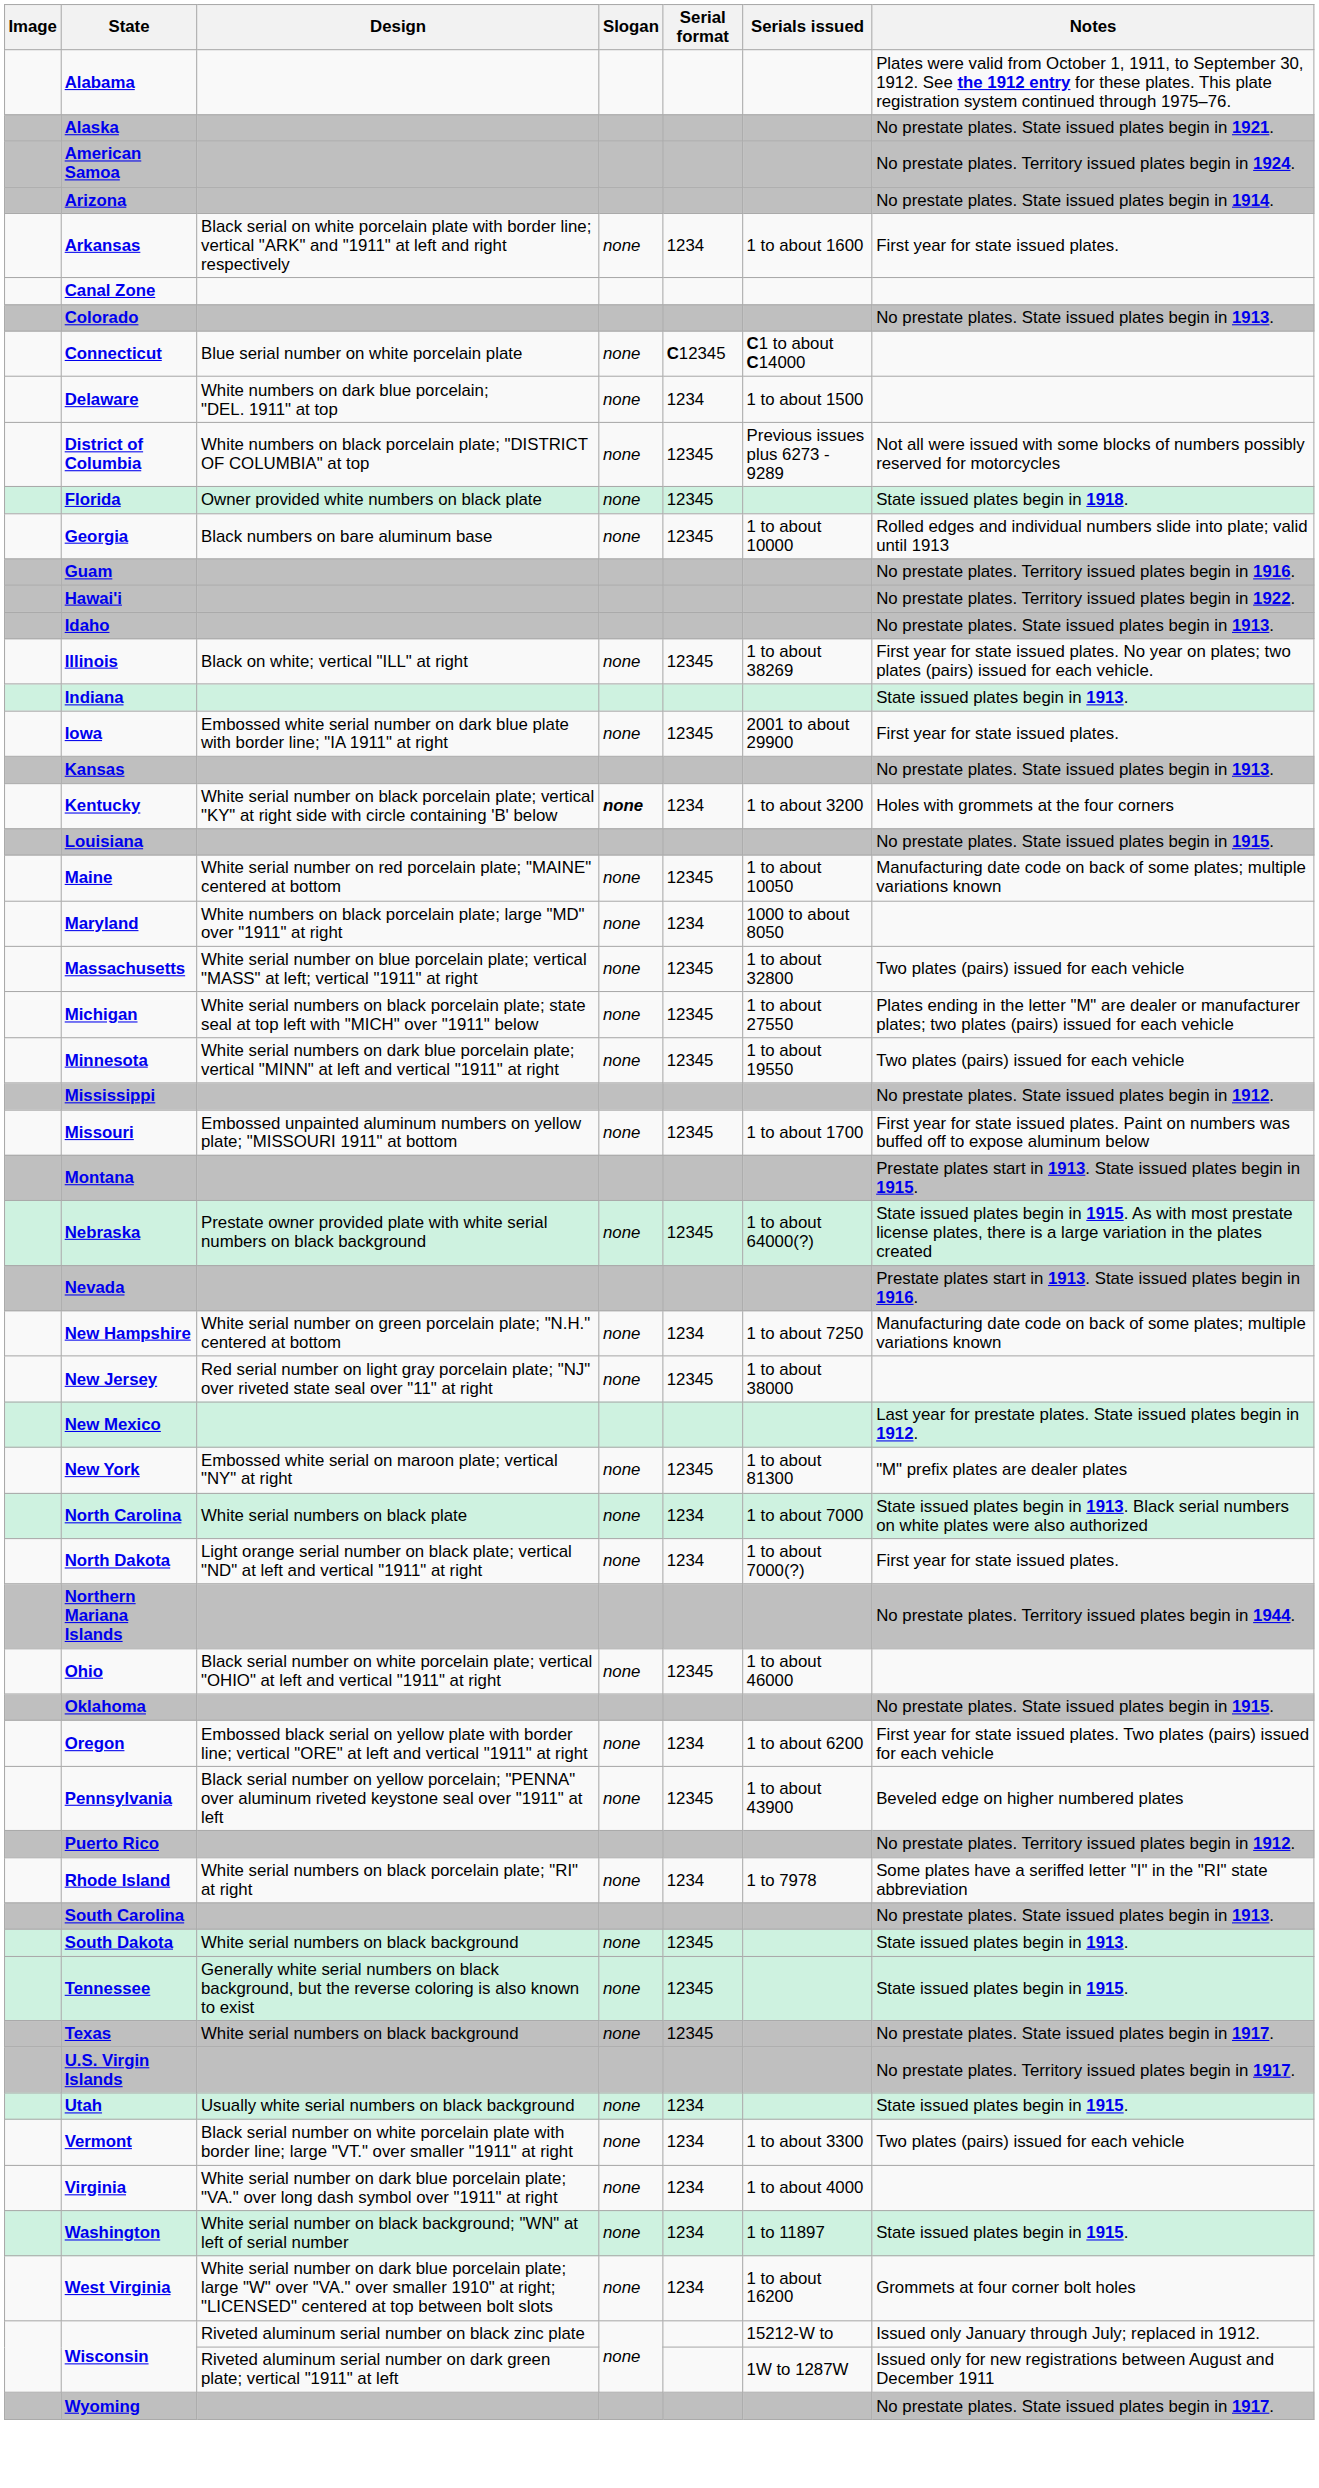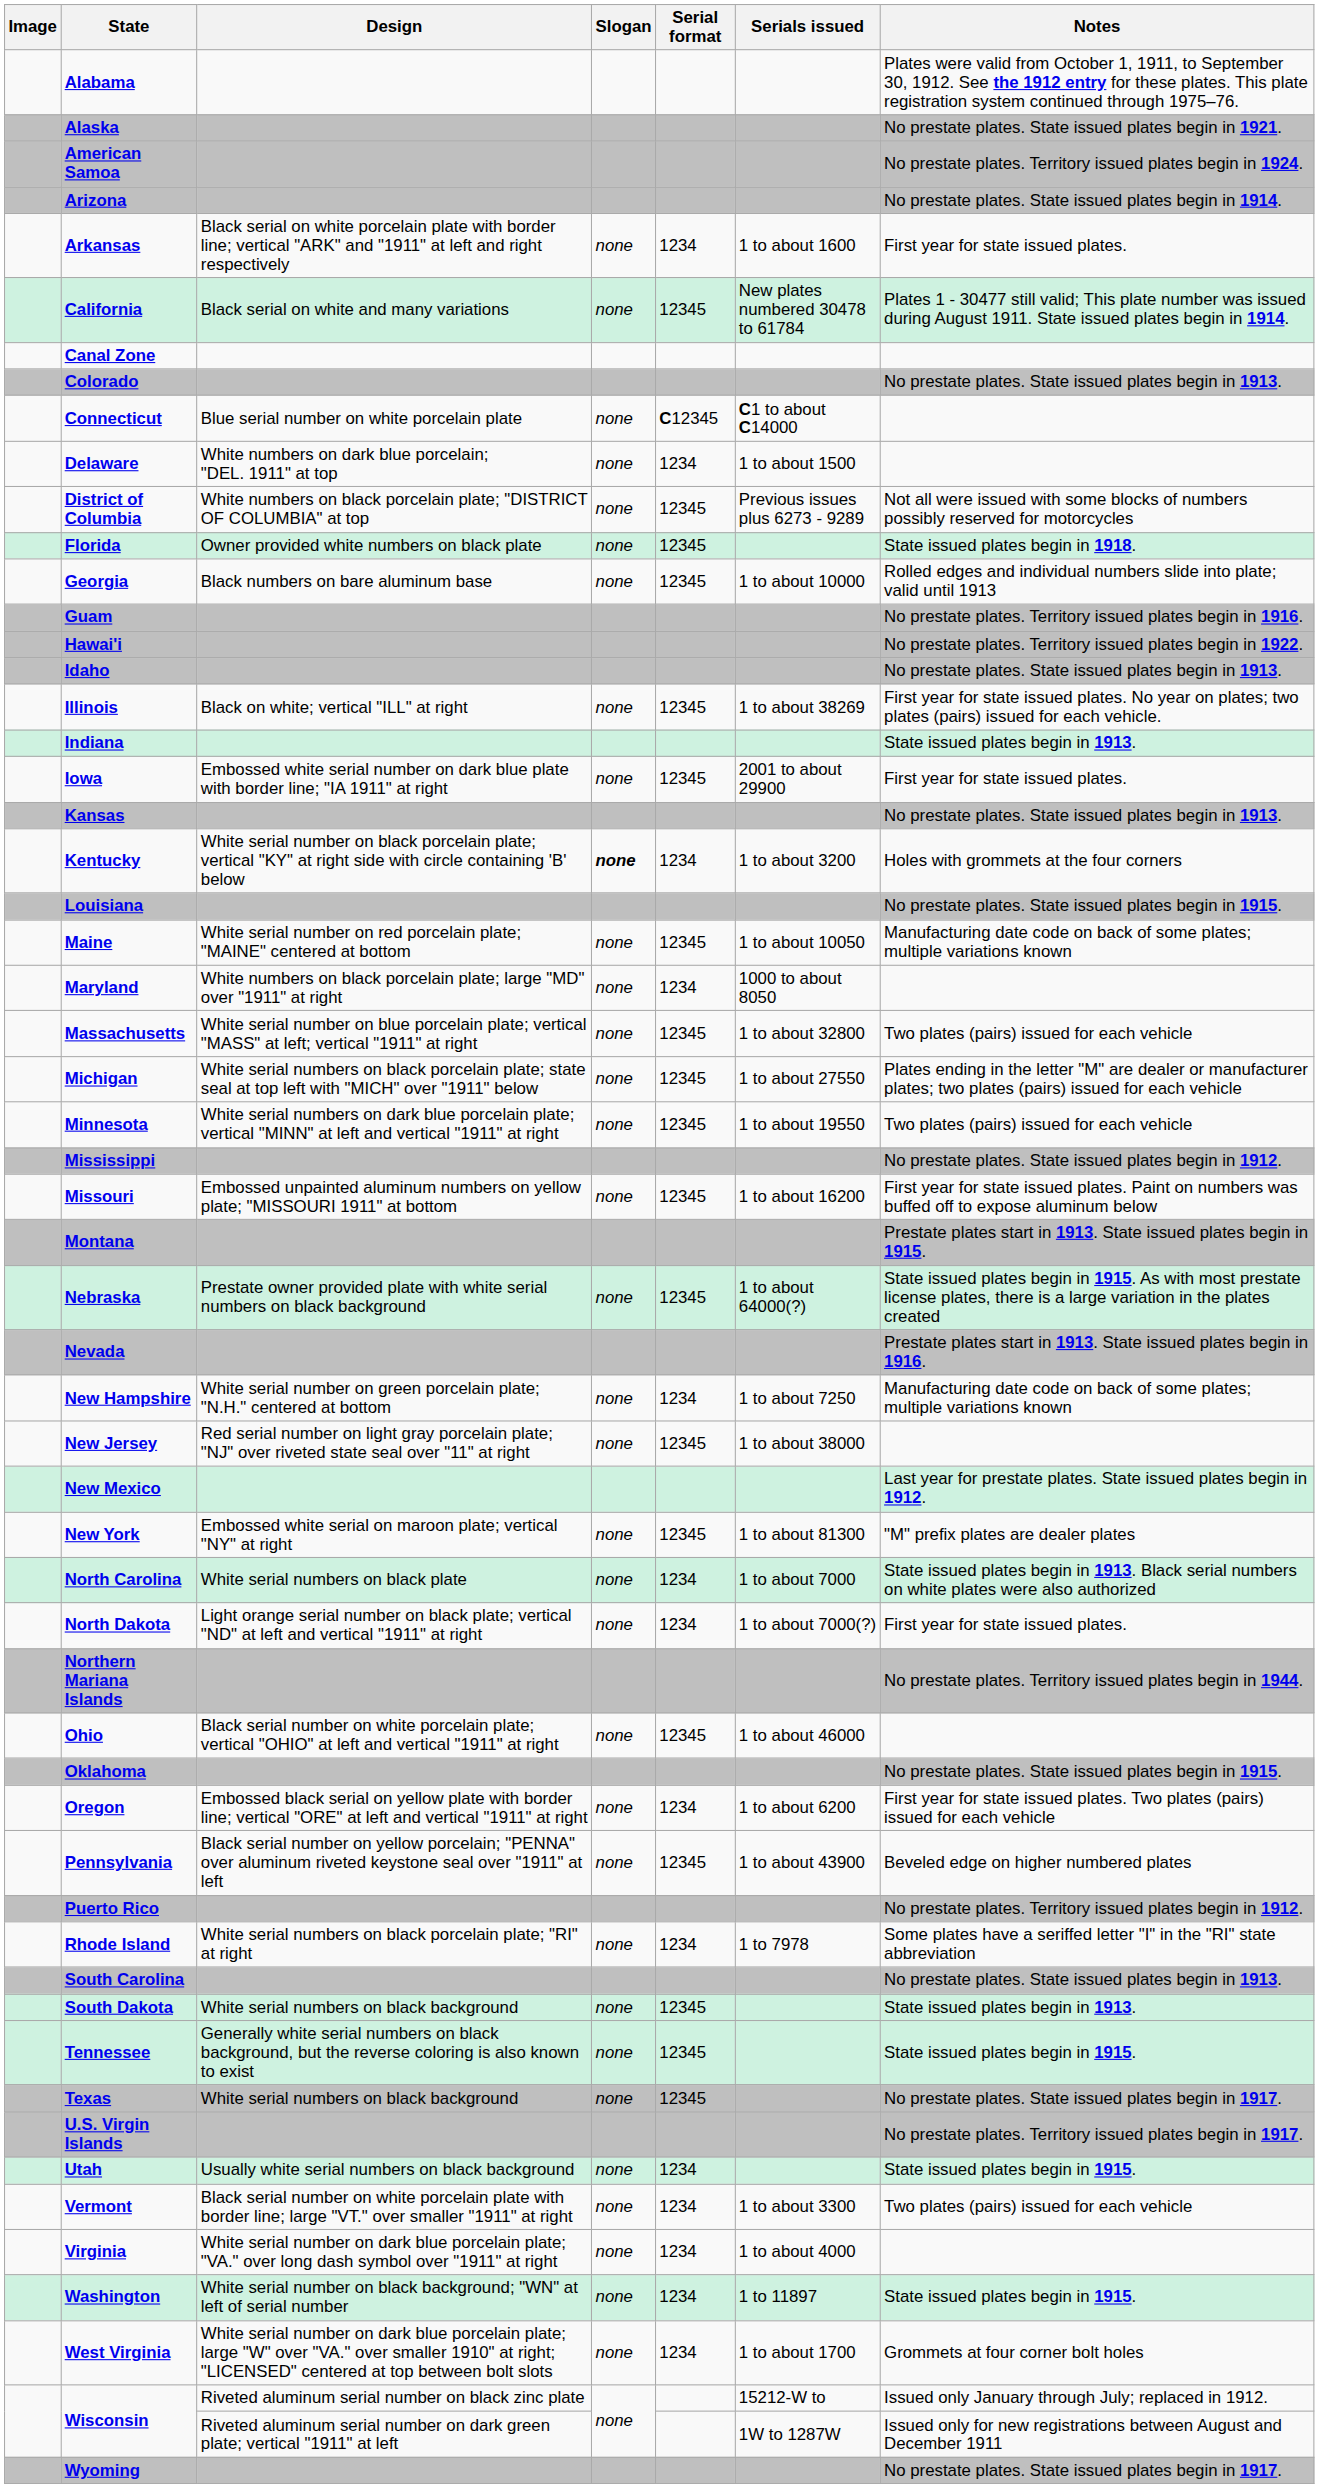+ row: (103, 309)
(805, 1132) 1 to about 1700 -> (802, 1196) 1 to about 16200
(784, 2288) 1 to about 16200 -> (797, 2352) 1 to about 1700
